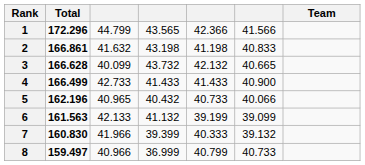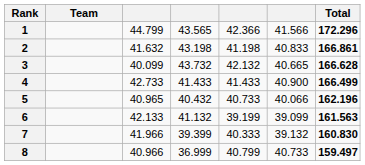columns swapped: (322, 13) <-> (68, 13)
